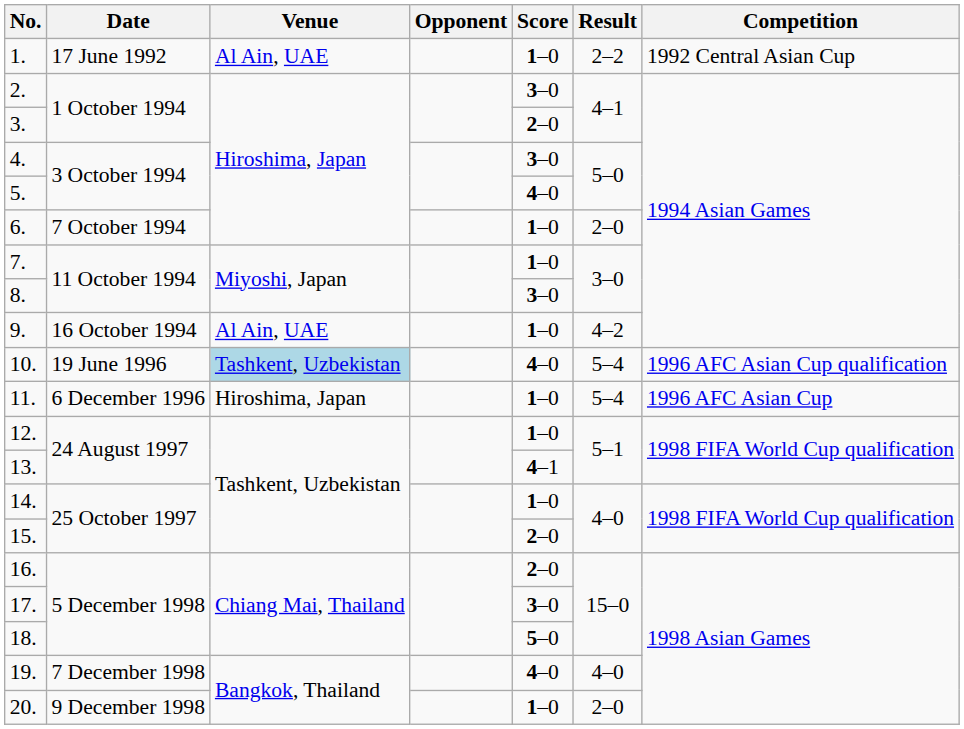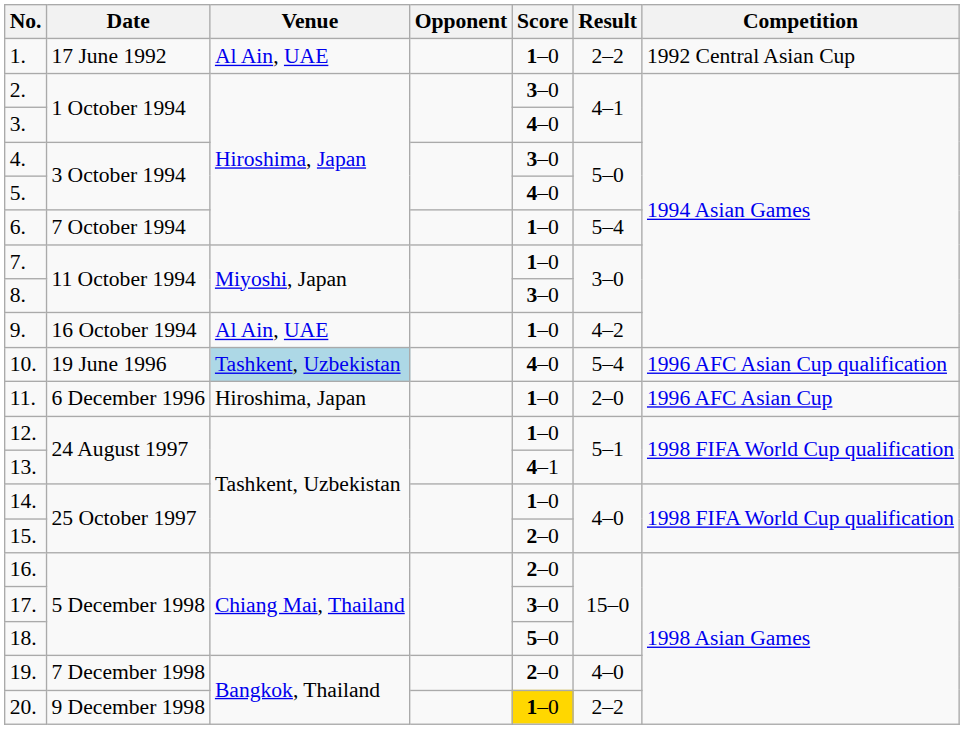(543, 124) 2–0 -> (543, 124) 4–0
(608, 227) 2–0 -> (608, 227) 5–4
(608, 398) 5–4 -> (608, 398) 2–0
(543, 672) 4–0 -> (543, 672) 2–0
(543, 706) no background -> (543, 706) gold background
(608, 706) 2–0 -> (608, 706) 2–2
